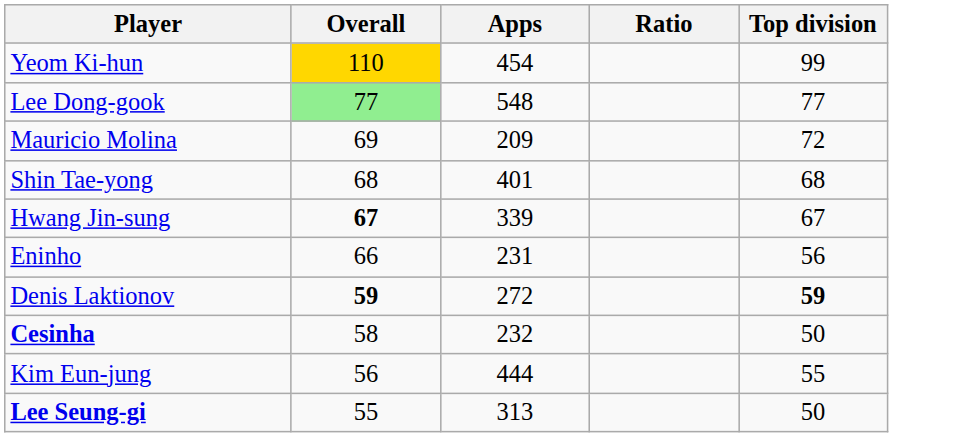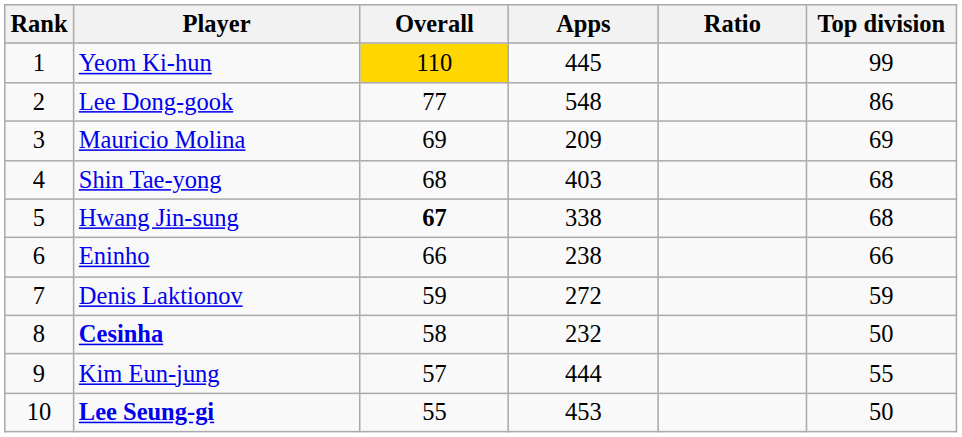+ column: (39, 23)
(515, 62) 454 -> (583, 62) 445
(366, 101) lightgreen background -> (434, 101) no background
(813, 101) 77 -> (881, 101) 86
(813, 140) 72 -> (881, 140) 69
(515, 179) 401 -> (583, 179) 403
(515, 218) 339 -> (583, 218) 338
(813, 218) 67 -> (881, 218) 68
(515, 256) 231 -> (583, 256) 238
(813, 256) 56 -> (881, 256) 66
(366, 295) bold -> (434, 295) normal
(813, 295) bold -> (881, 295) normal
(366, 373) 56 -> (434, 373) 57
(515, 412) 313 -> (583, 412) 453
